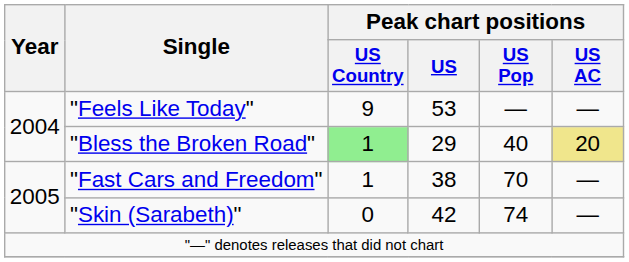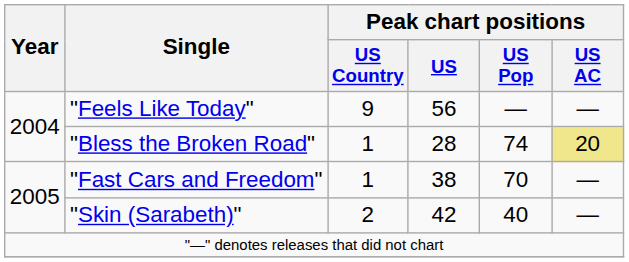(444, 108) 53 -> (444, 108) 56
(368, 144) lightgreen background -> (368, 144) no background
(444, 144) 29 -> (444, 144) 28
(516, 144) 40 -> (516, 144) 74
(368, 215) 0 -> (368, 215) 2
(516, 215) 74 -> (516, 215) 40
